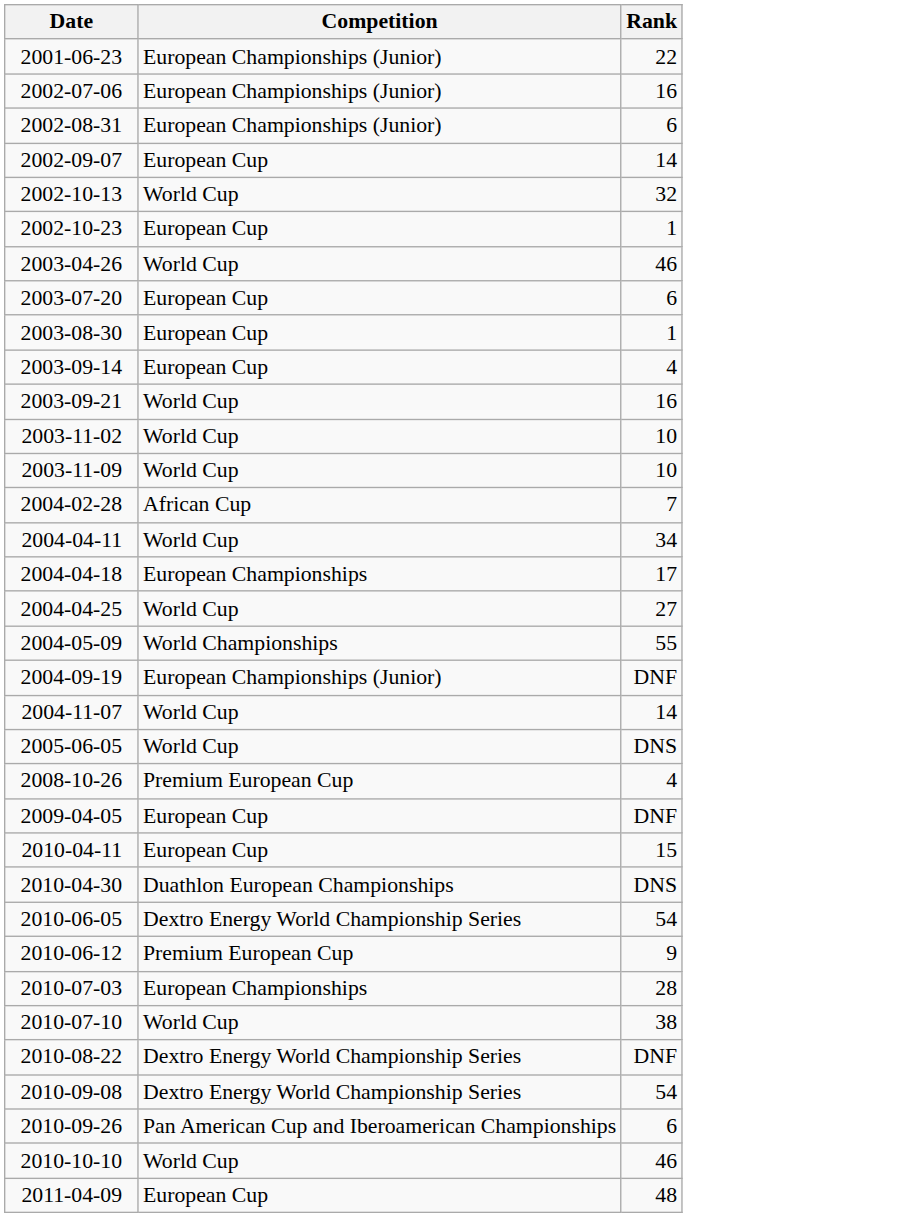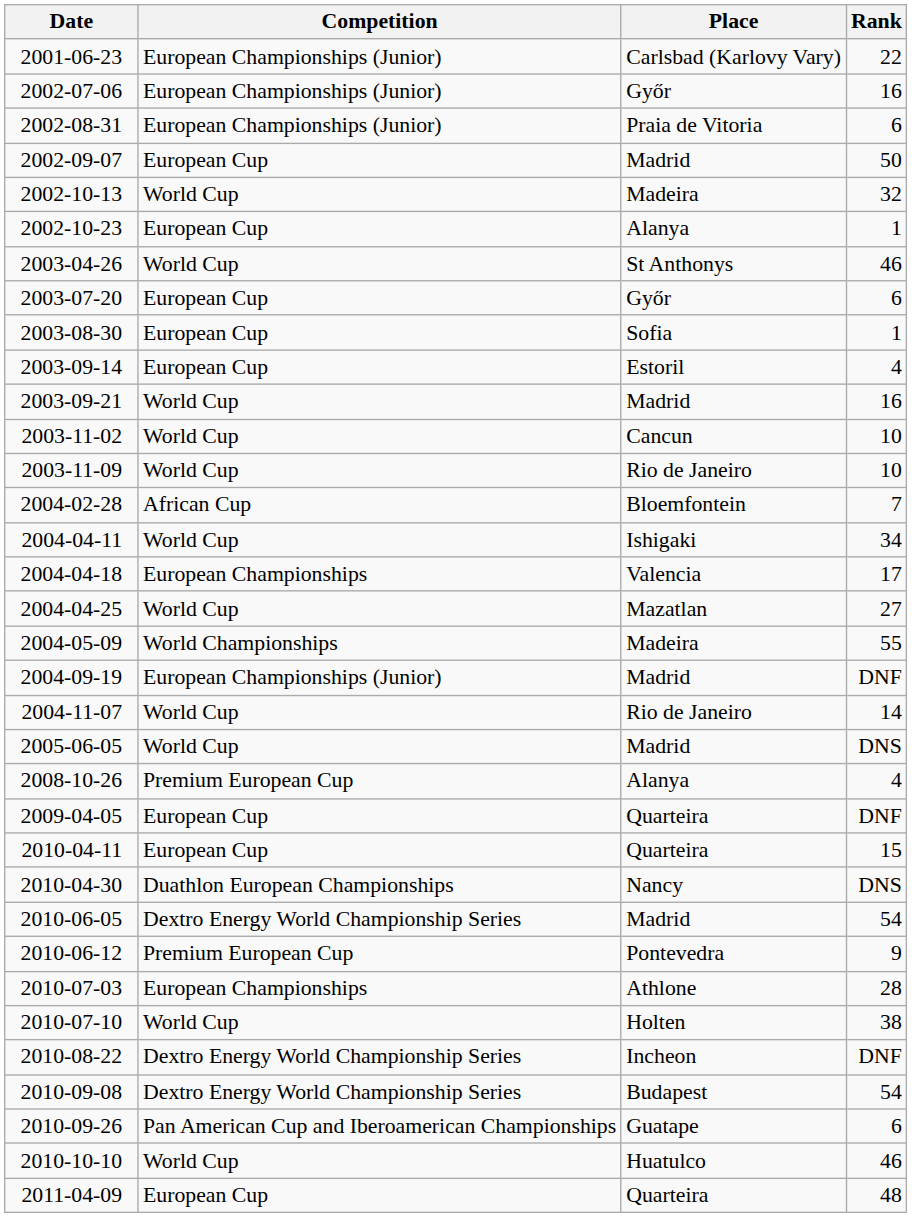+ column: (734, 21)
(666, 159) 14 -> (891, 159) 50
